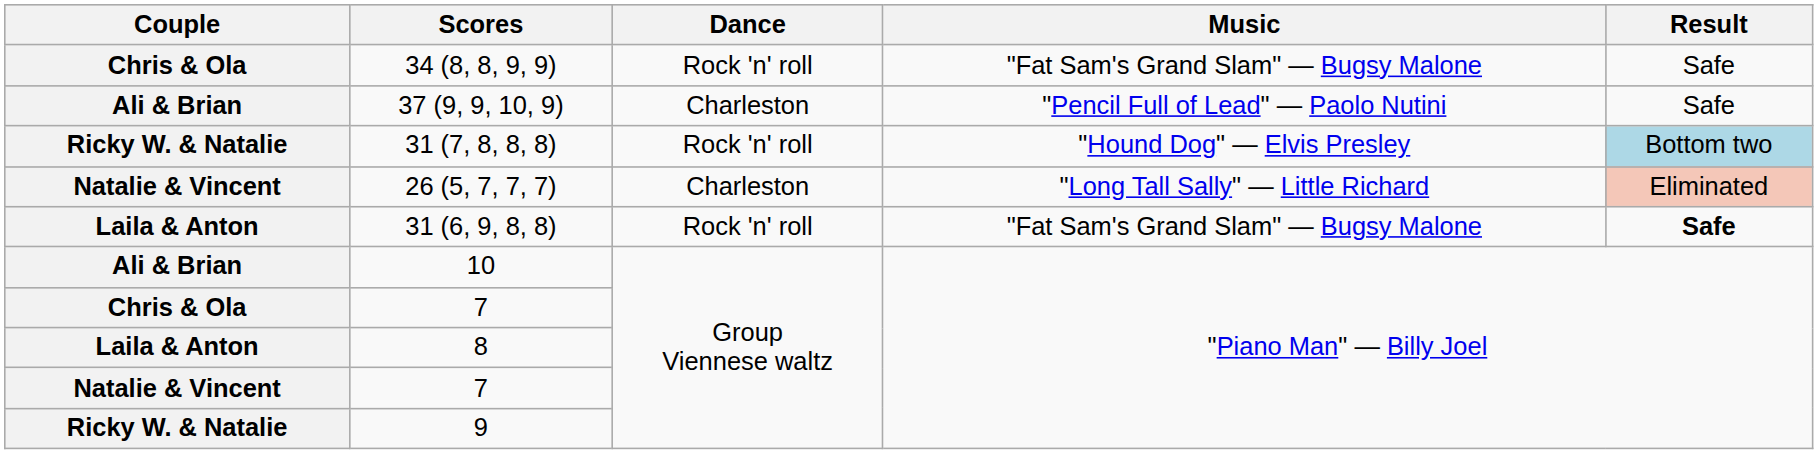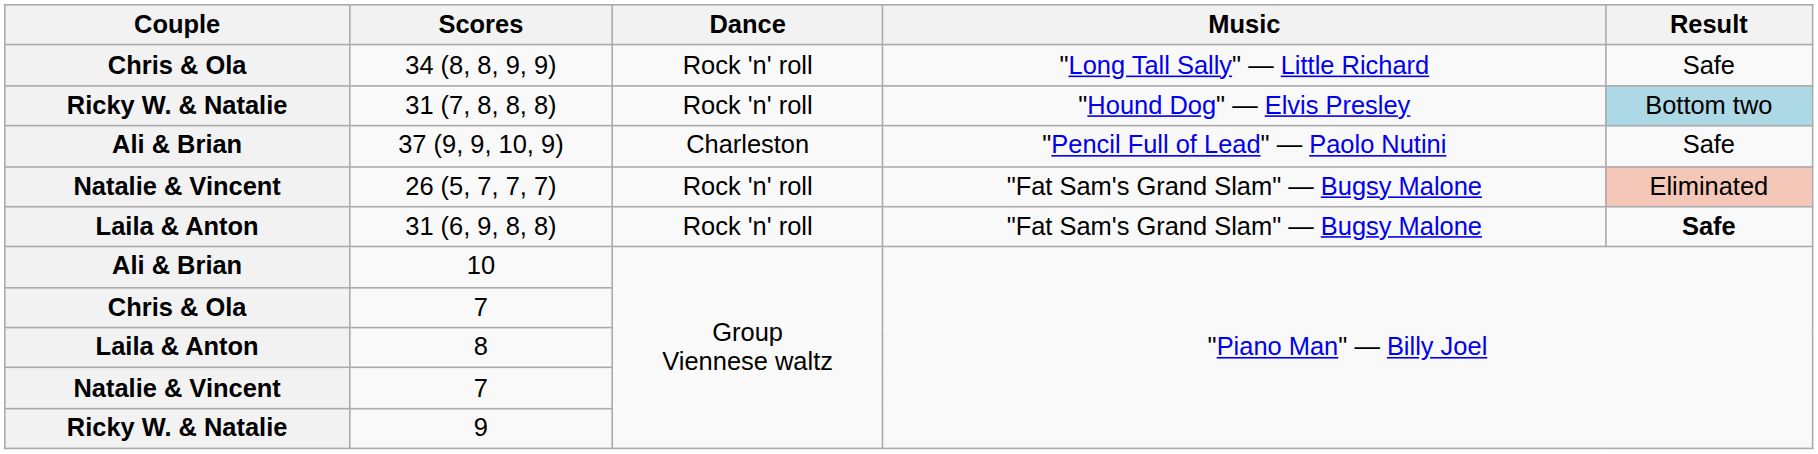(1244, 65) "Fat Sam's Grand Slam" — Bugsy Malone -> (1244, 65) "Long Tall Sally" — Little Richard
rows swapped: (177, 145) <-> (177, 105)
(748, 186) Charleston -> (748, 186) Rock 'n' roll
(1244, 186) "Long Tall Sally" — Little Richard -> (1244, 186) "Fat Sam's Grand Slam" — Bugsy Malone
